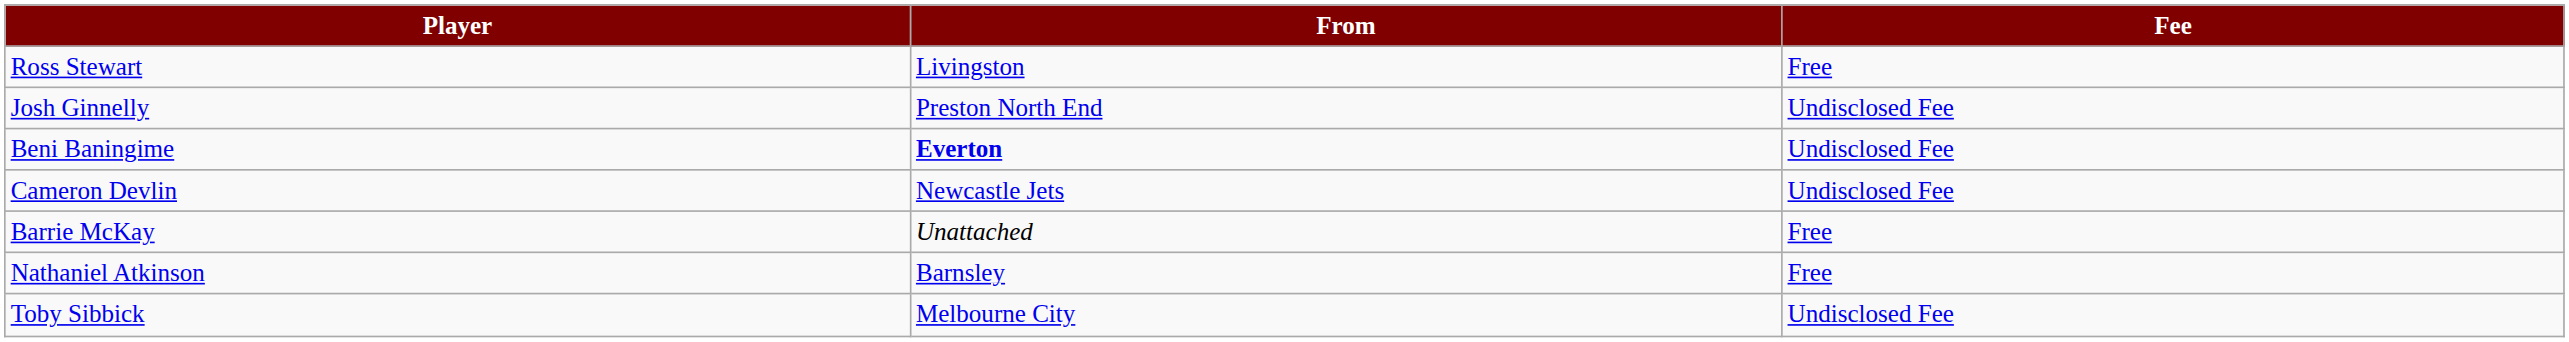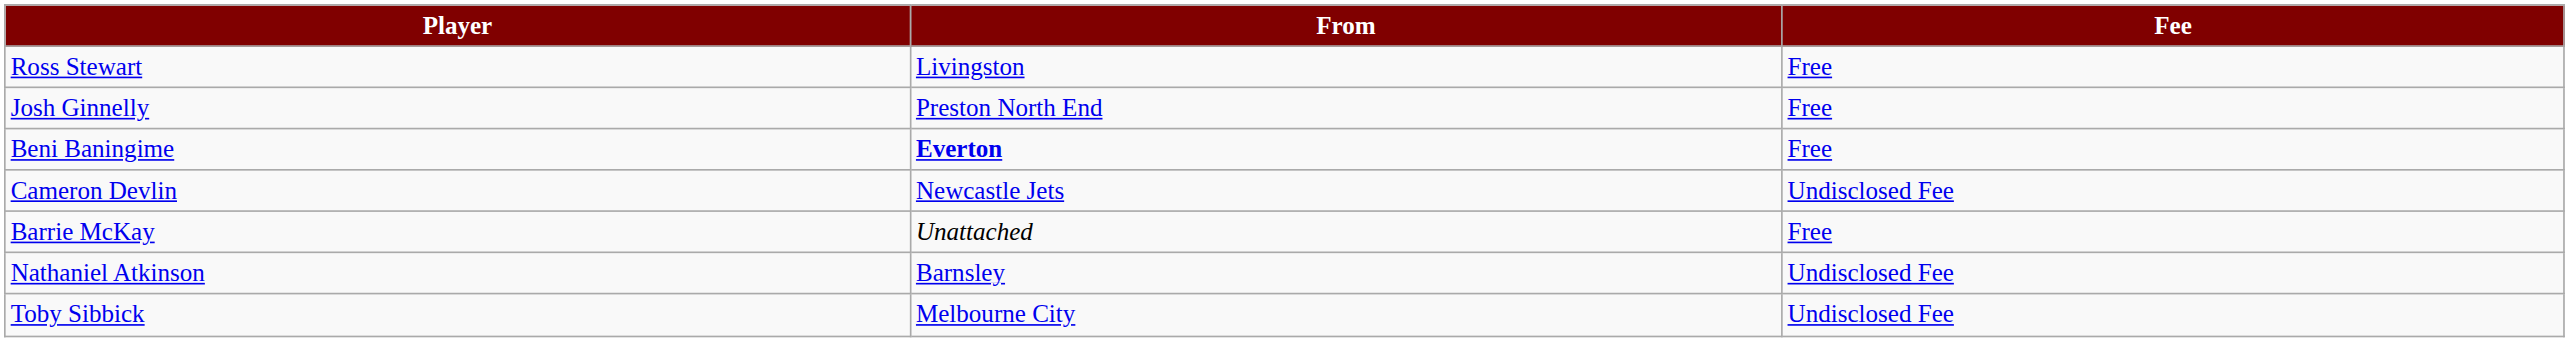(1871, 108) Undisclosed Fee -> (1810, 108) Free
(1871, 149) Undisclosed Fee -> (1810, 149) Free
(1810, 273) Free -> (1871, 273) Undisclosed Fee
